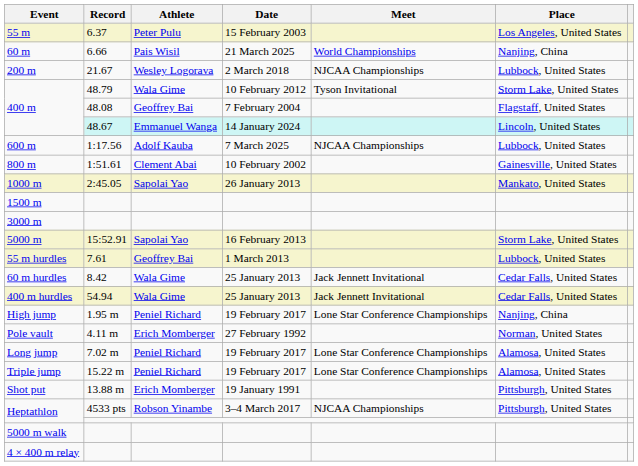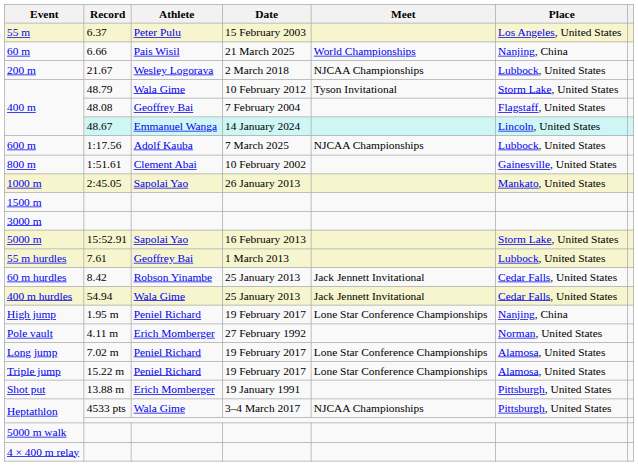(159, 277) Wala Gime -> (173, 277) Robson Yinambe
(173, 408) Robson Yinambe -> (159, 408) Wala Gime
